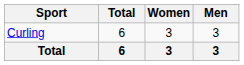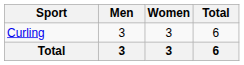columns swapped: (216, 13) <-> (122, 13)
